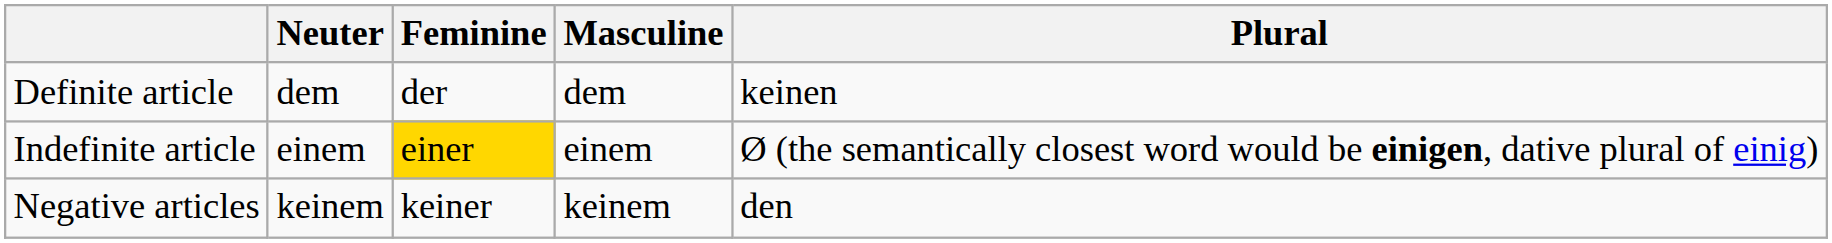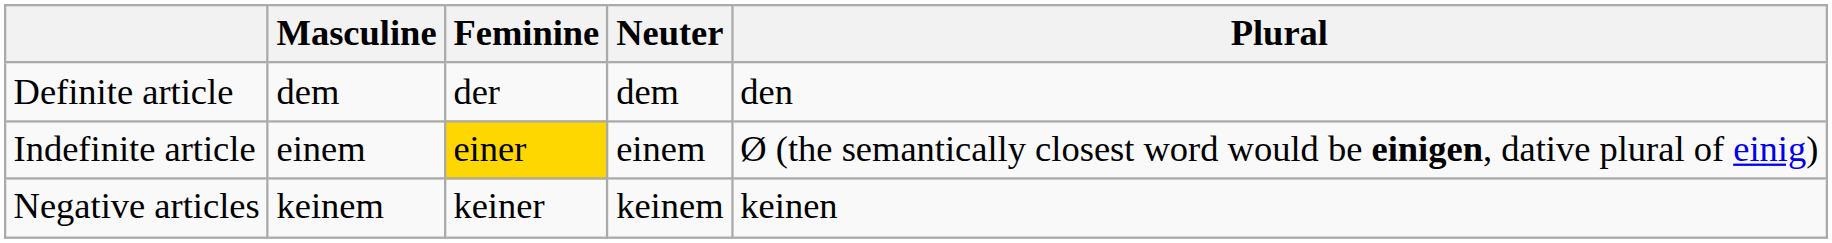columns swapped: (643, 33) <-> (330, 33)
(789, 91) keinen -> (767, 91) den
(767, 206) den -> (789, 206) keinen
